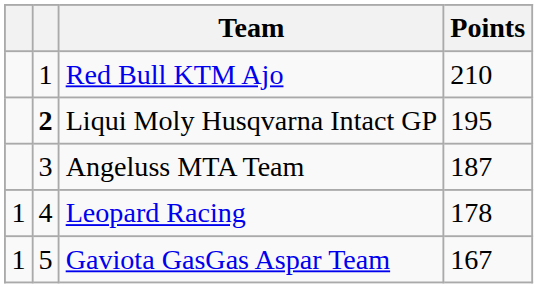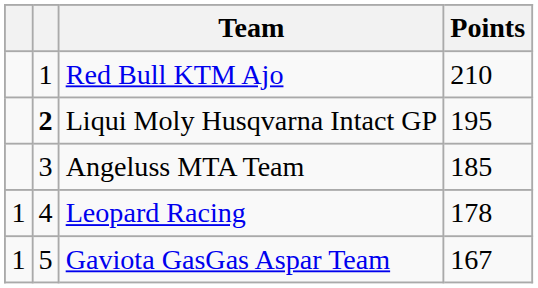(471, 166) 187 -> (471, 166) 185
